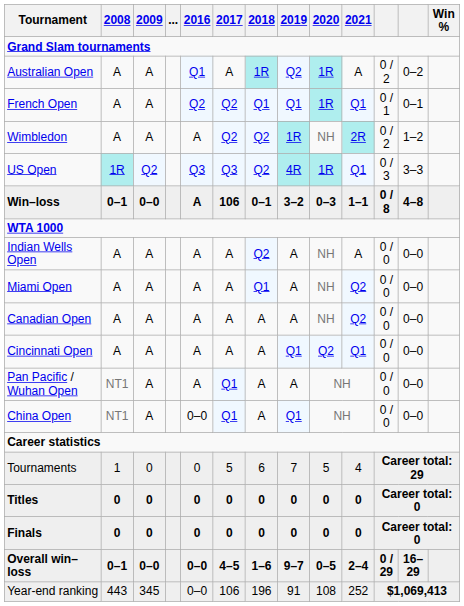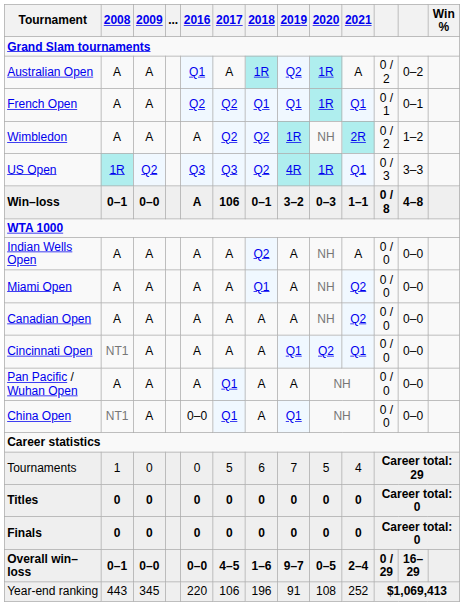(117, 351) A -> (117, 351) NT1
(117, 384) NT1 -> (117, 384) A
(197, 591) 0–0 -> (197, 591) 220
